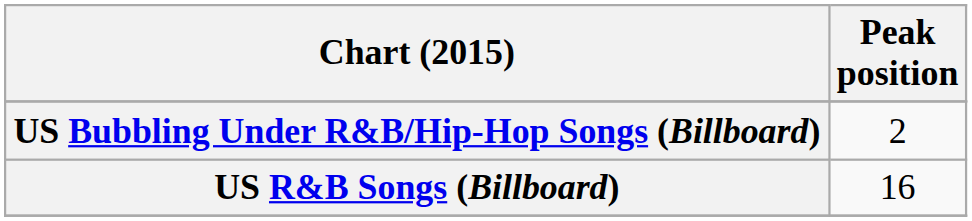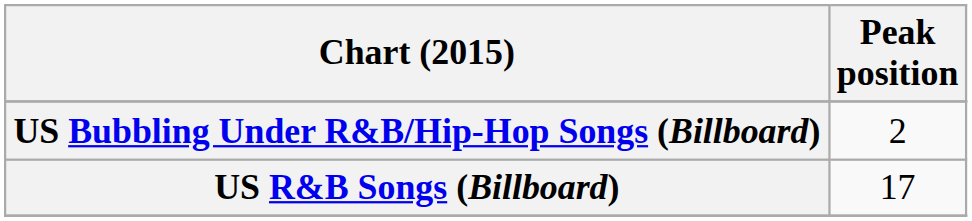(898, 186) 16 -> (898, 186) 17
